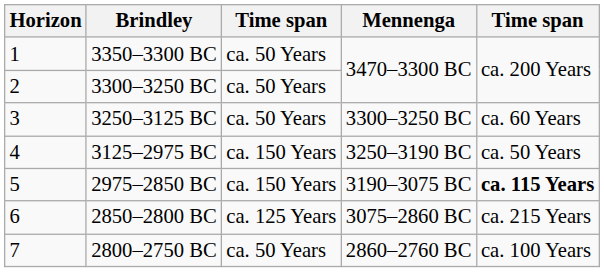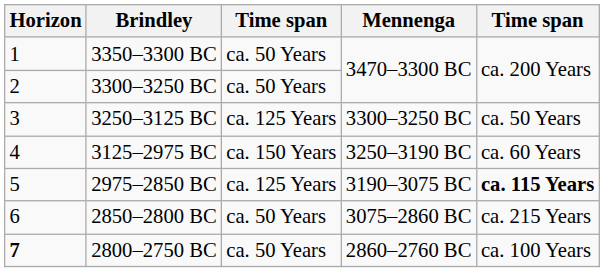(276, 119) ca. 50 Years -> (281, 119) ca. 125 Years
(531, 119) ca. 60 Years -> (531, 119) ca. 50 Years
(531, 151) ca. 50 Years -> (531, 151) ca. 60 Years
(281, 184) ca. 150 Years -> (281, 184) ca. 125 Years
(281, 217) ca. 125 Years -> (276, 217) ca. 50 Years
(15, 250) normal -> (15, 250) bold
